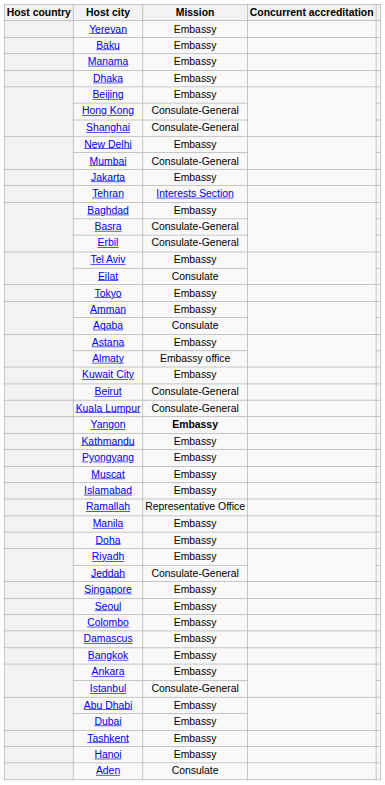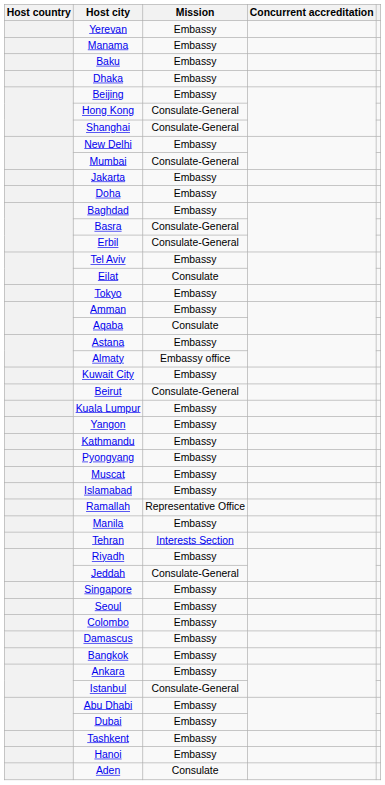rows swapped: (108, 45) <-> (108, 62)
rows swapped: (108, 194) <-> (108, 540)
(195, 408) Consulate-General -> (195, 408) Embassy
(195, 425) bold -> (195, 425) normal
